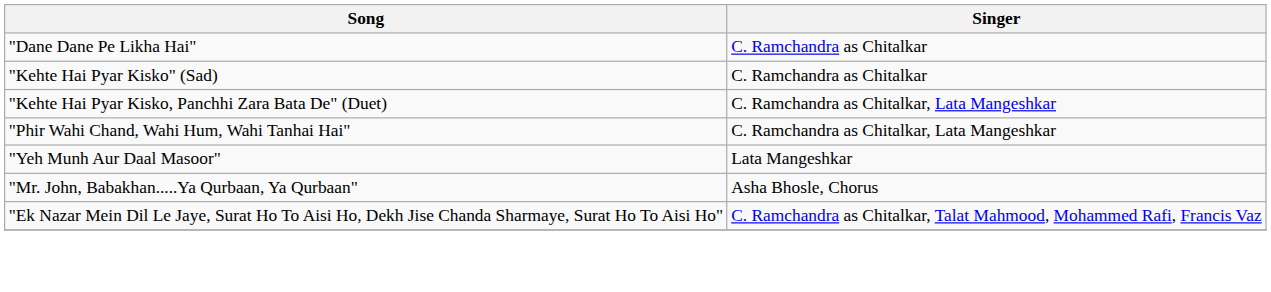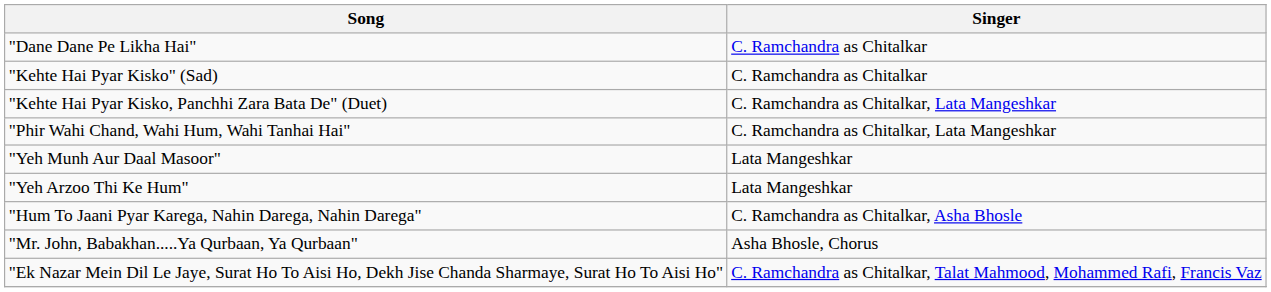+ row: (99, 187)
+ row: (215, 215)
